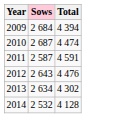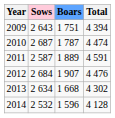+ column: (69, 12)
(42, 27) 2 684 -> (42, 27) 2 643
(42, 74) 2 643 -> (42, 74) 2 684
